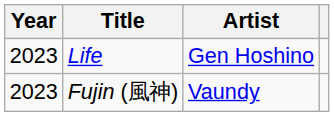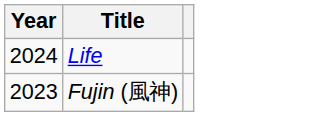- column: (251, 21)
(34, 55) 2023 -> (34, 55) 2024
